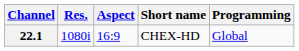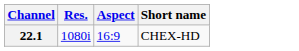- column: (251, 14)
